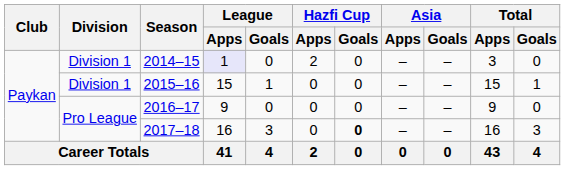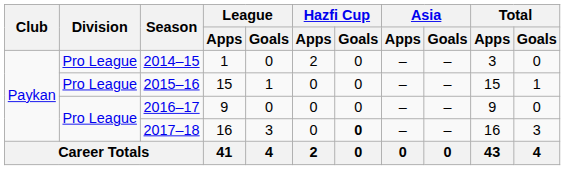(100, 61) Division 1 -> (100, 61) Pro League
(224, 61) lavender background -> (224, 61) no background
(100, 84) Division 1 -> (100, 84) Pro League
